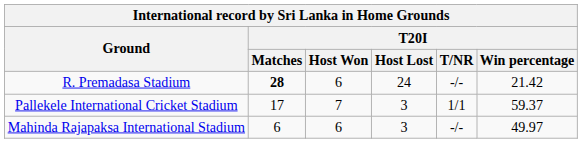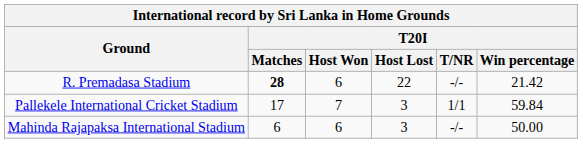(404, 82) 24 -> (404, 82) 22
(527, 104) 59.37 -> (527, 104) 59.84
(527, 127) 49.97 -> (527, 127) 50.00
